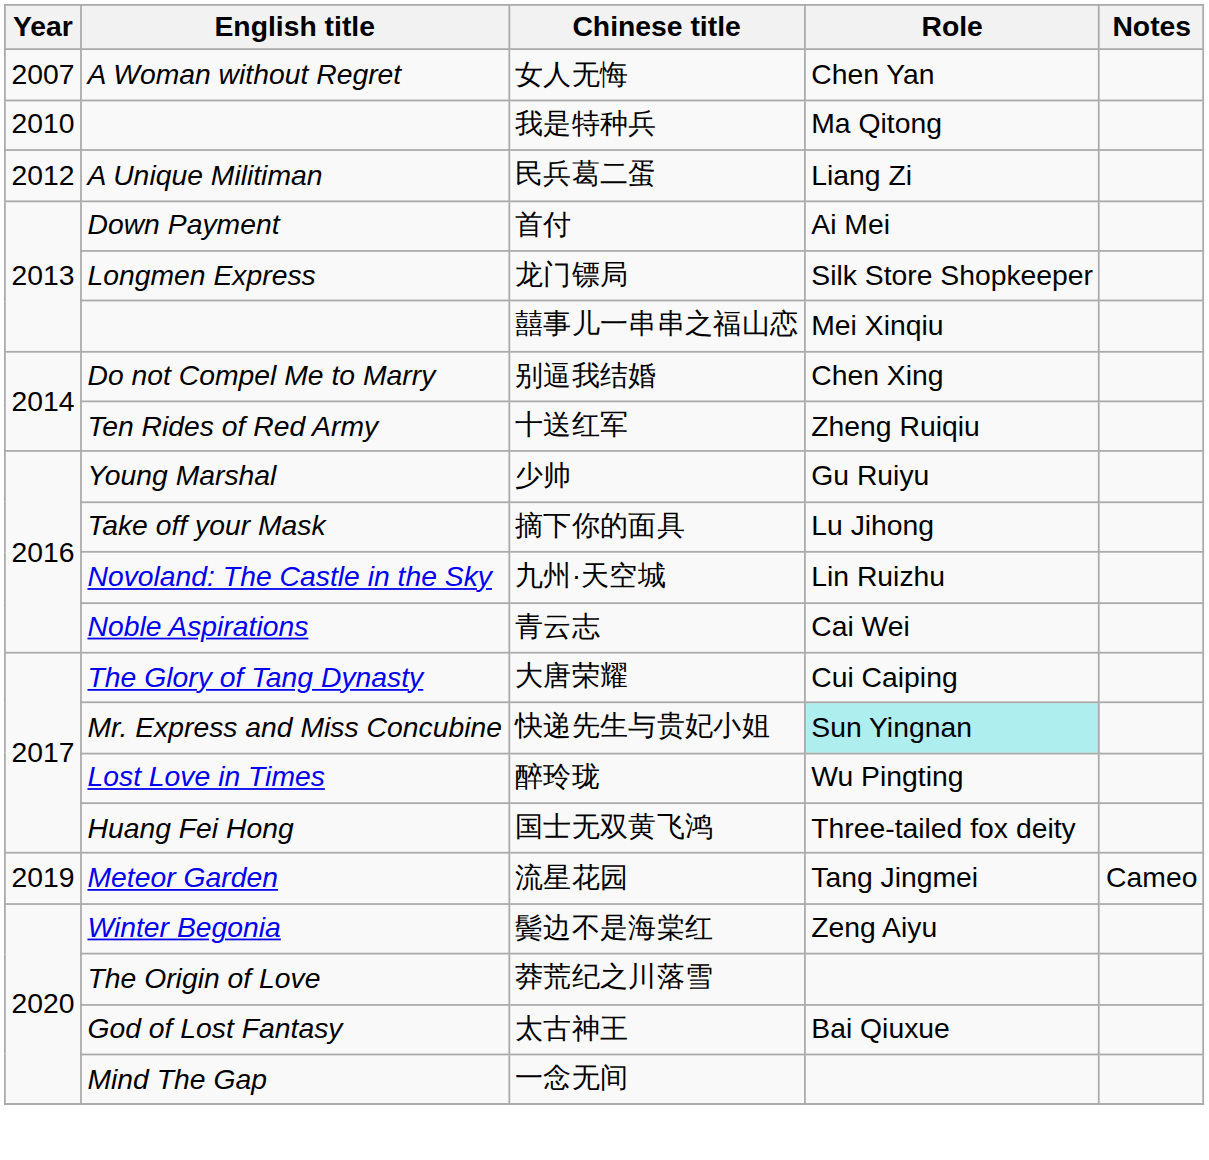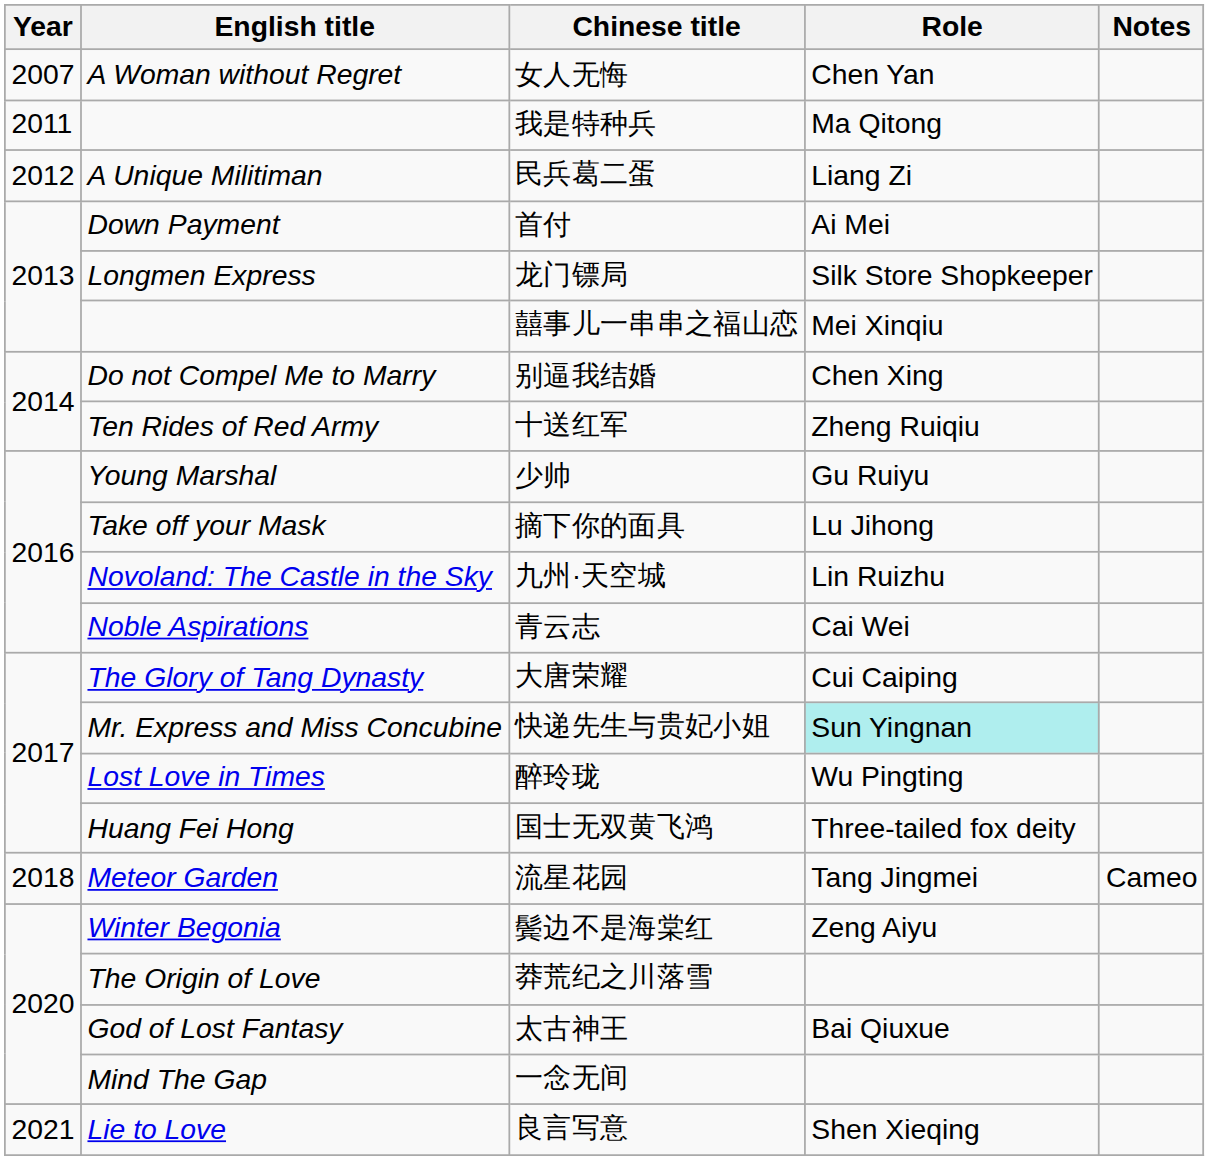(43, 124) 2010 -> (42, 124) 2011
(43, 878) 2019 -> (43, 878) 2018
+ row: (572, 1128)
